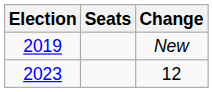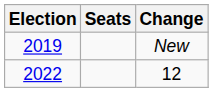(43, 74) 2023 -> (43, 74) 2022
